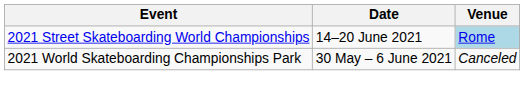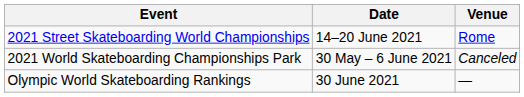(477, 37) lightblue background -> (477, 37) no background
+ row: (129, 80)
